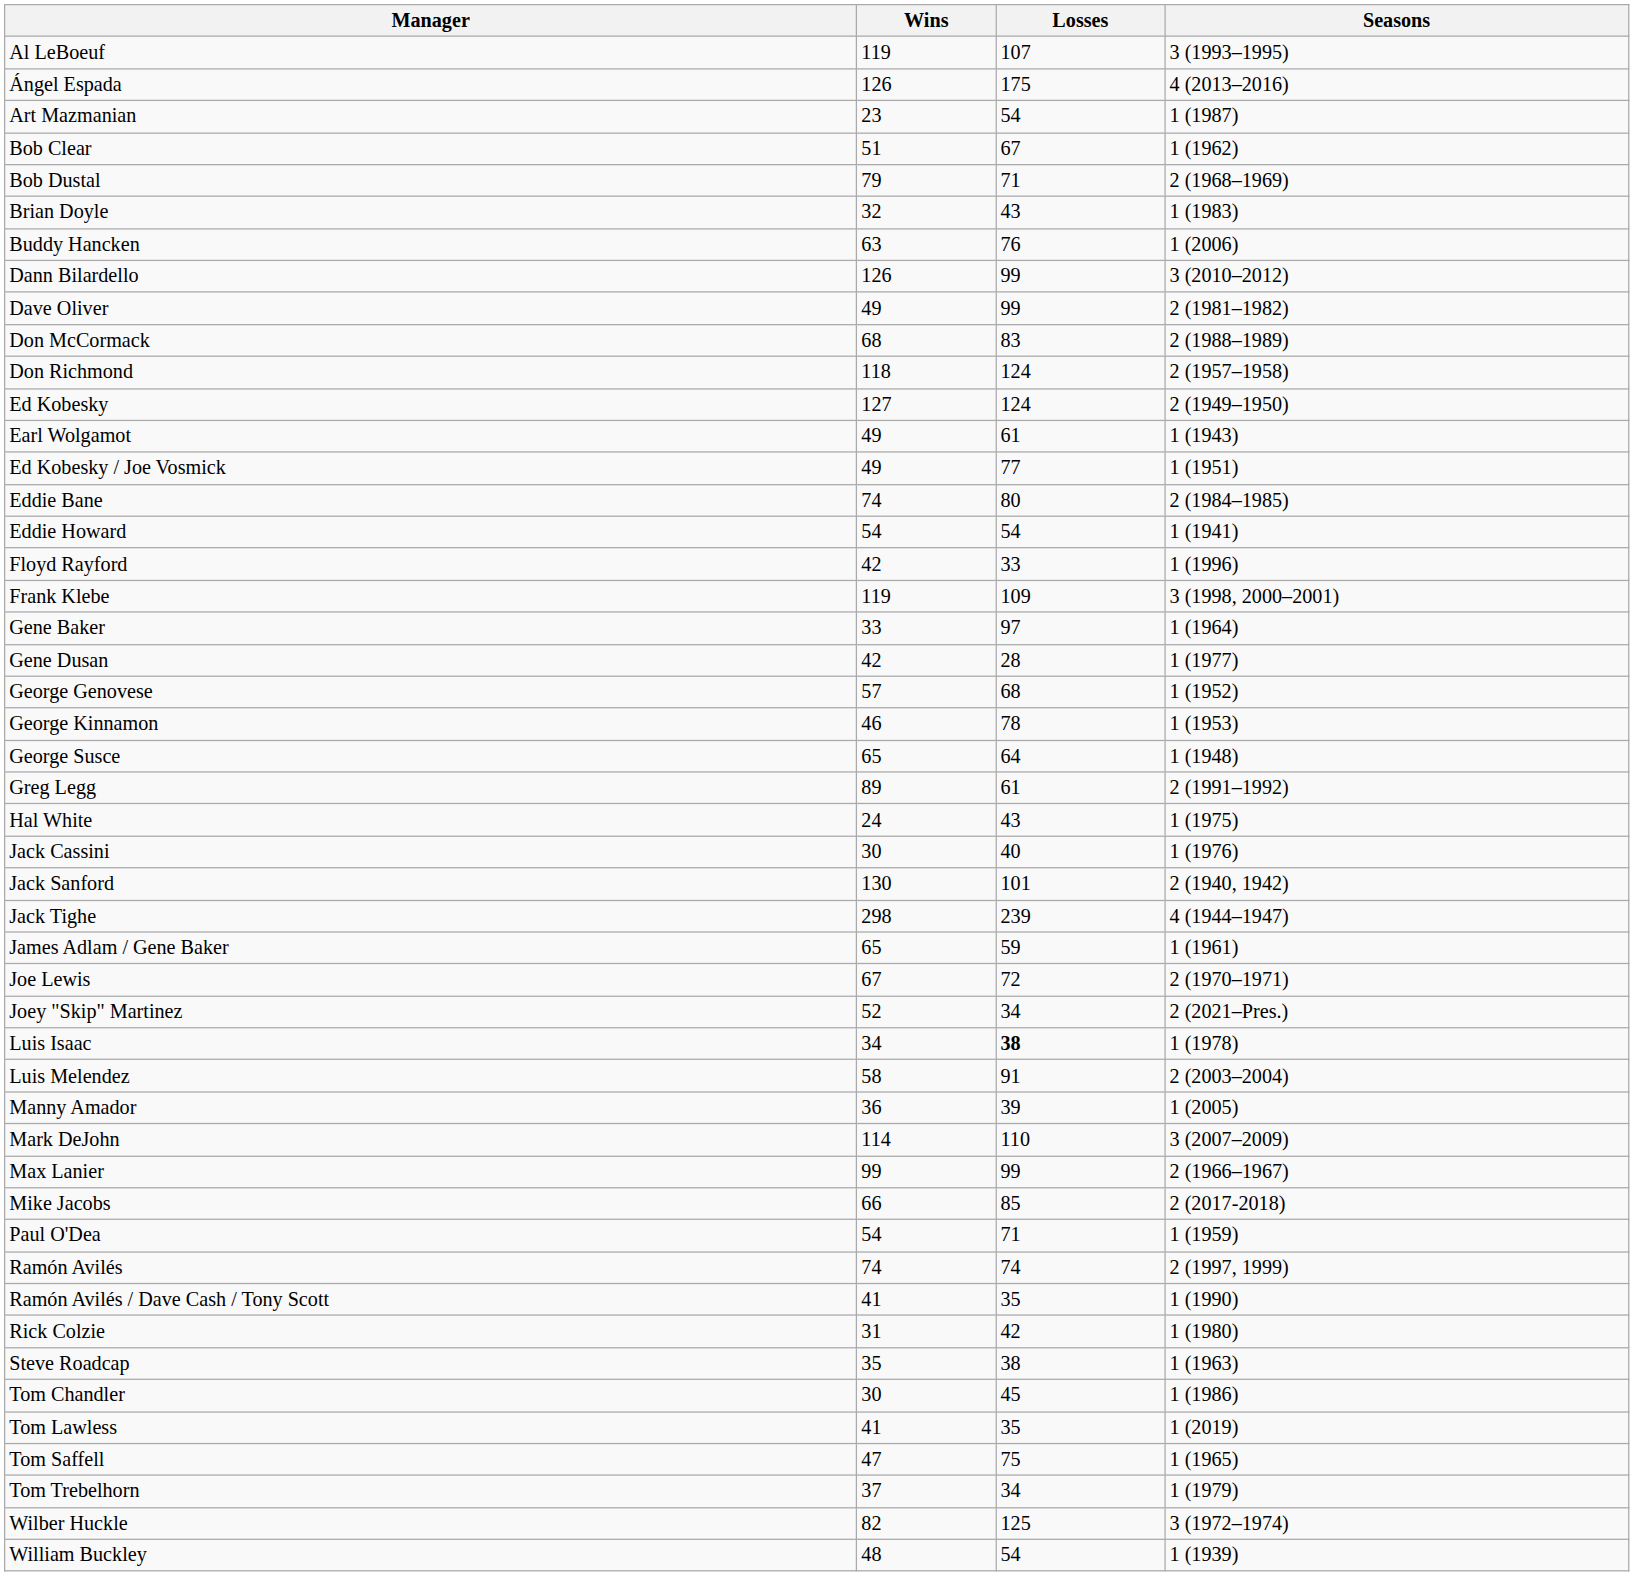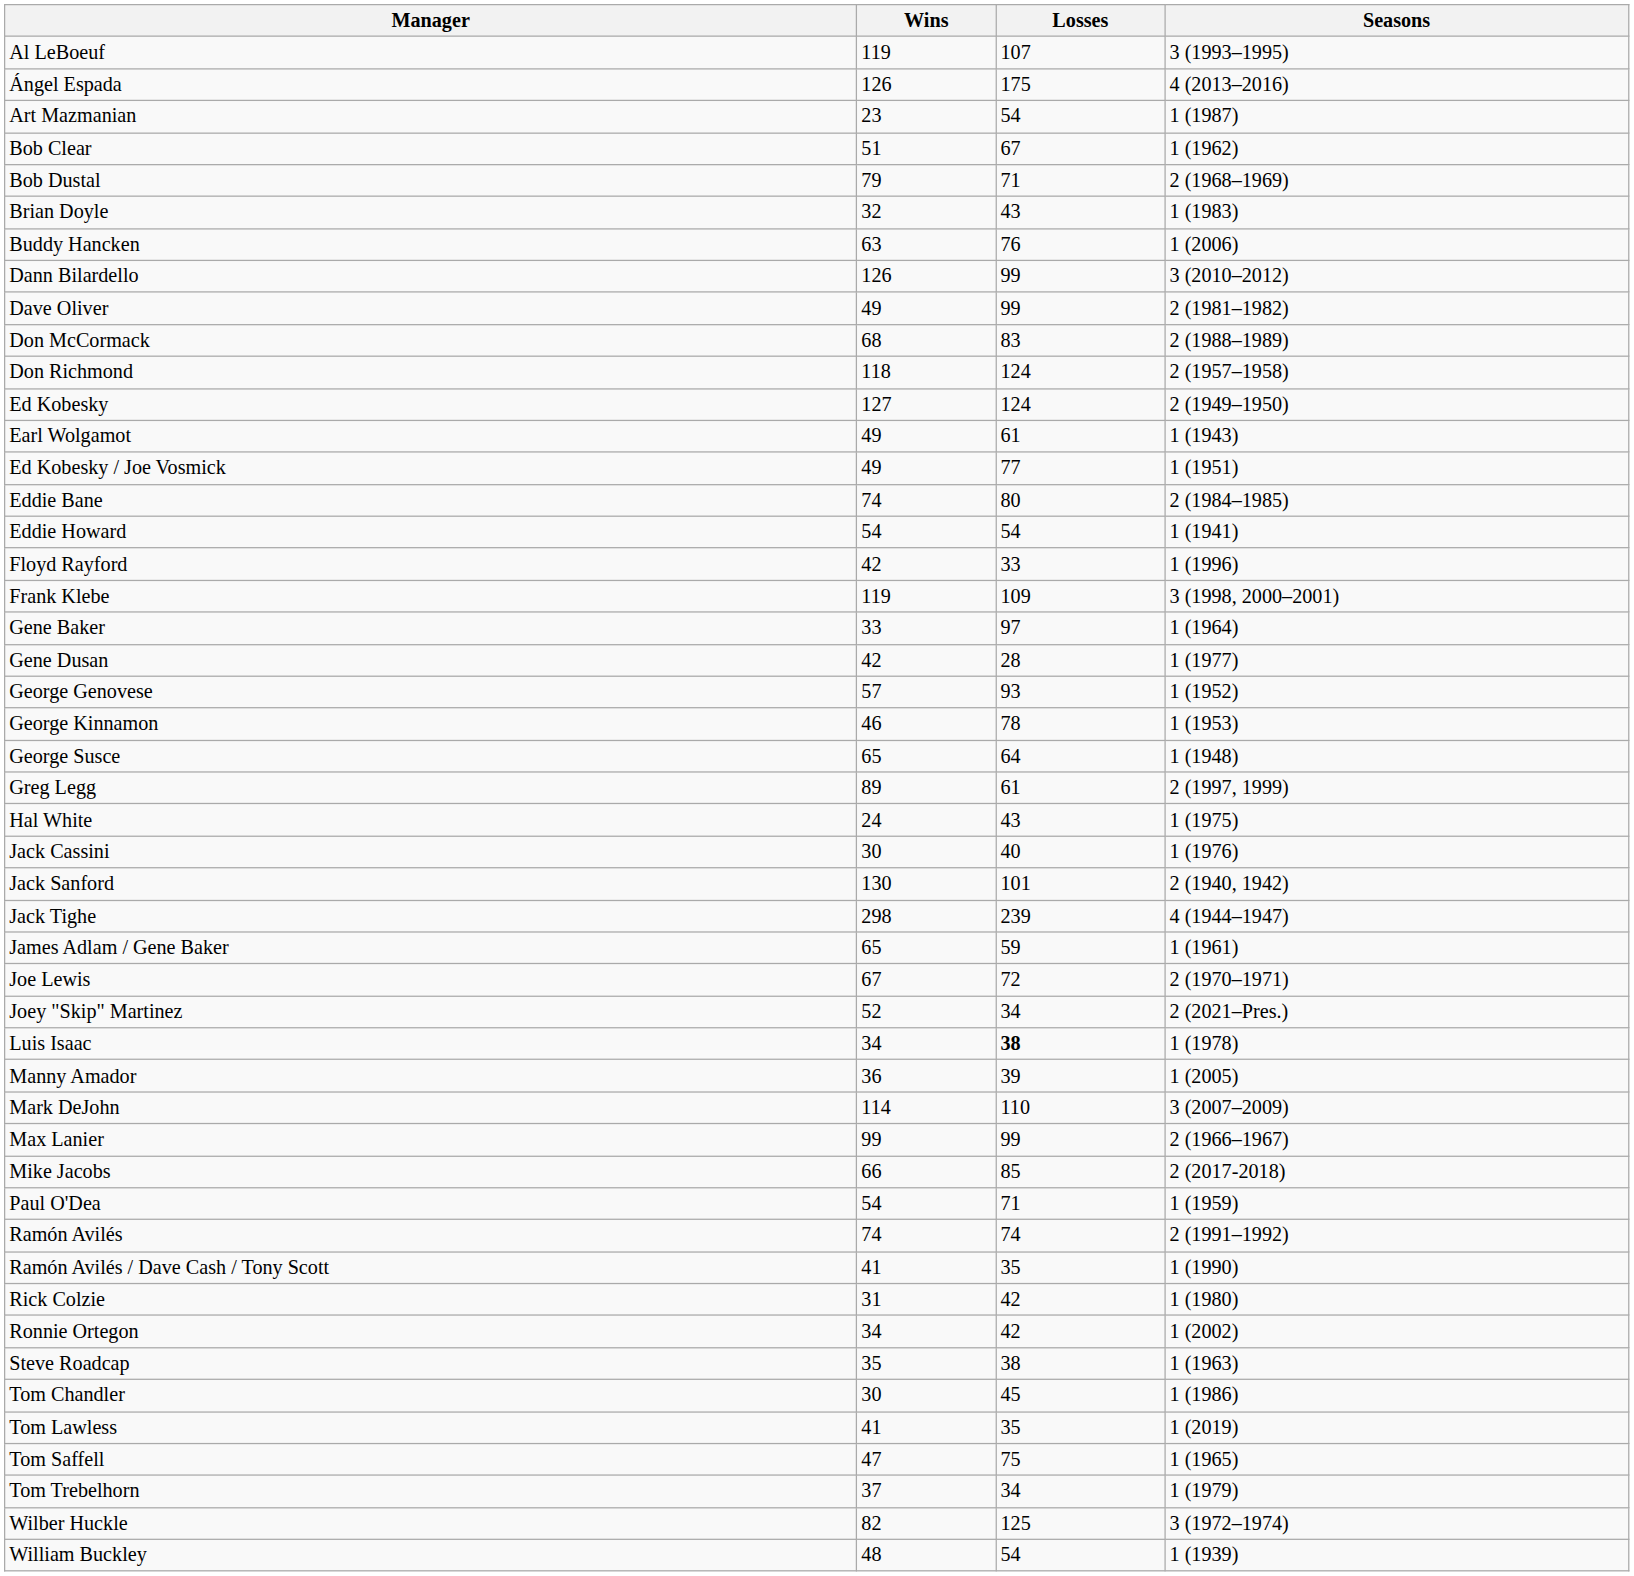(1011, 691) 68 -> (1011, 691) 93
(1229, 787) 2 (1991–1992) -> (1229, 787) 2 (1997, 1999)
- row: (69, 1075)
(1229, 1267) 2 (1997, 1999) -> (1229, 1235) 2 (1991–1992)
+ row: (74, 1331)
